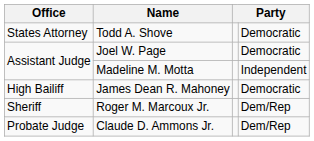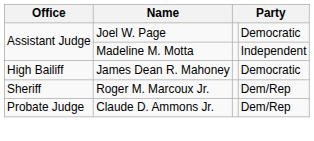- row: (134, 32)
